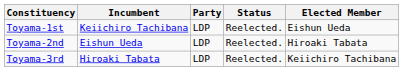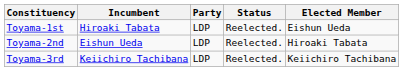(134, 28) Keiichiro Tachibana -> (120, 28) Hiroaki Tabata
(120, 58) Hiroaki Tabata -> (134, 58) Keiichiro Tachibana
